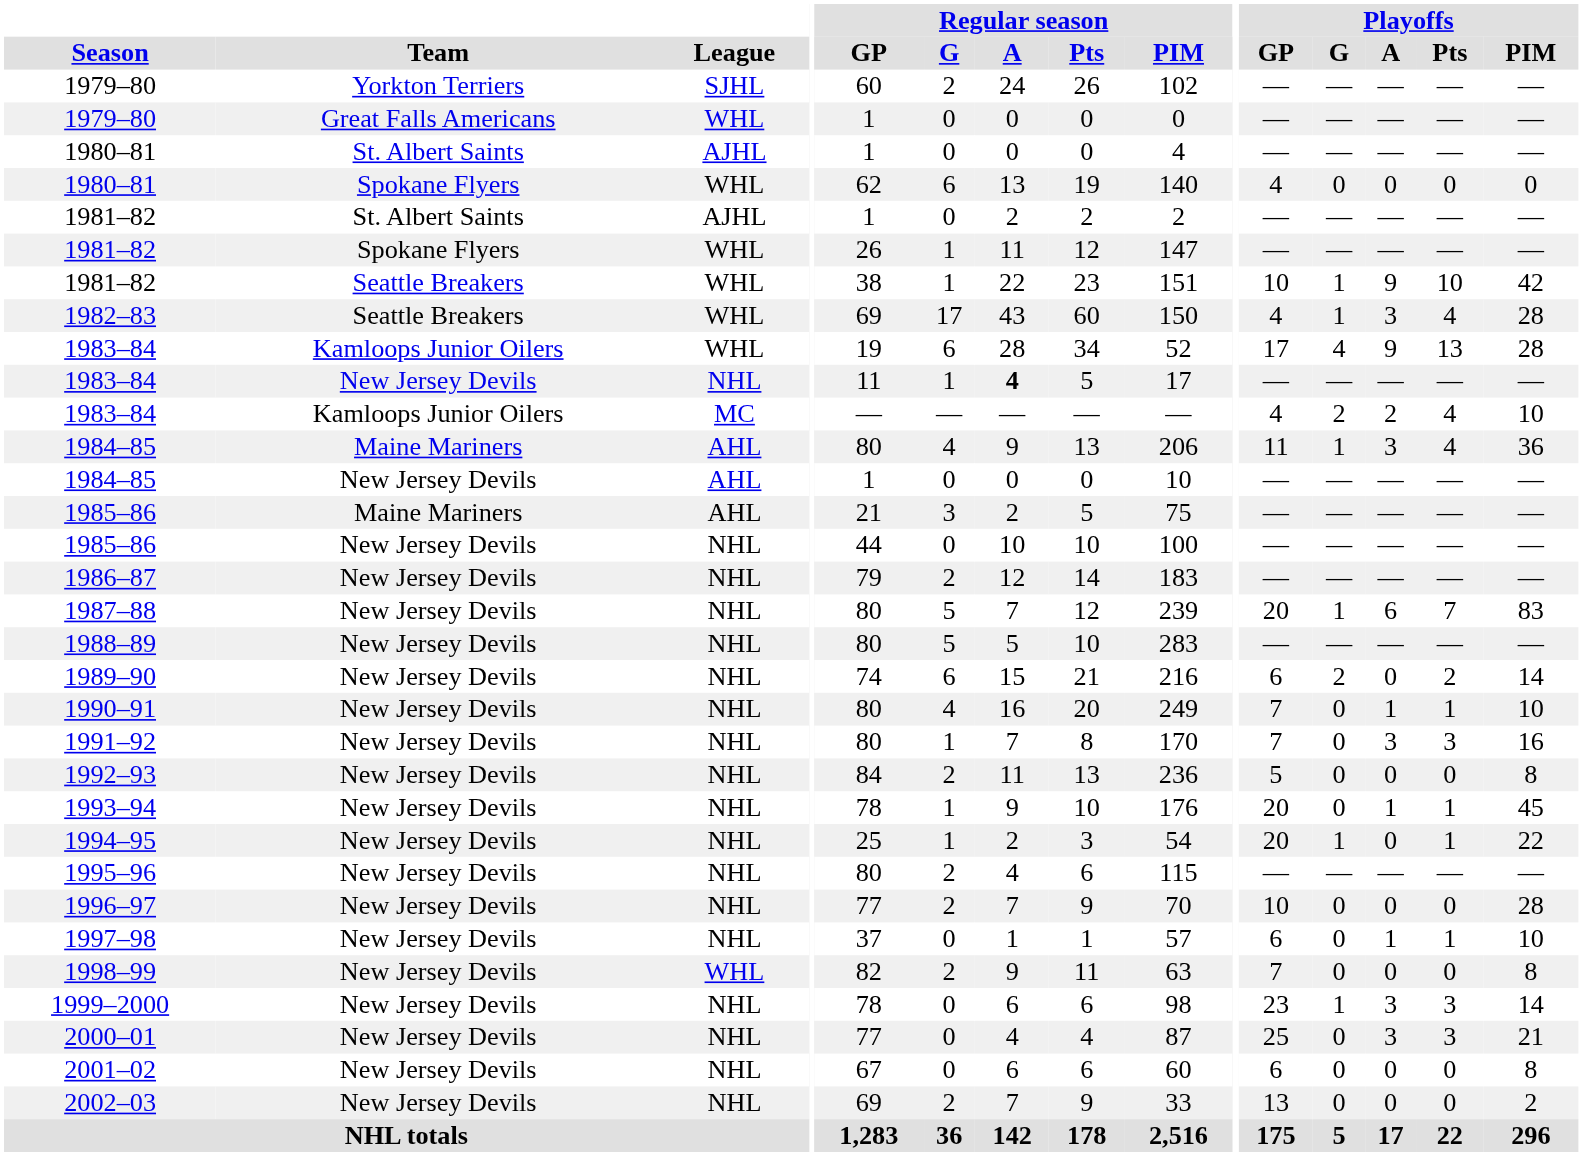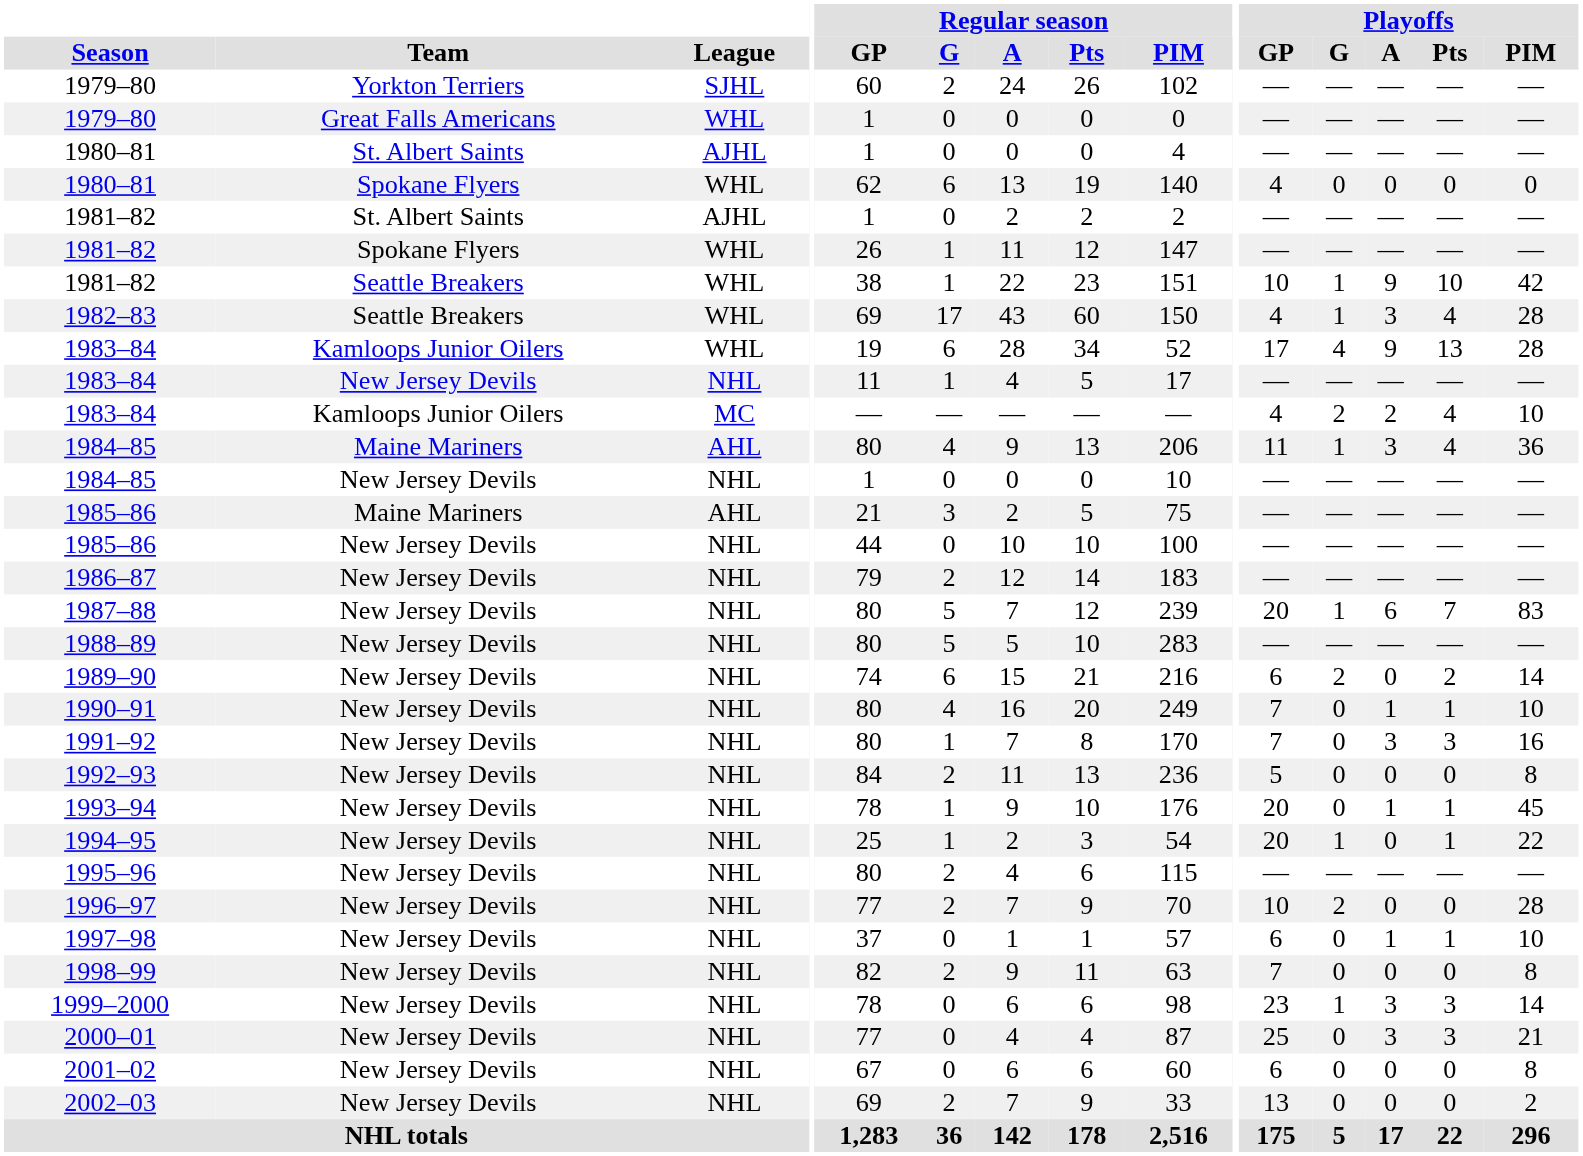(1012, 380) bold -> (1012, 380) normal
(734, 479) AHL -> (734, 479) NHL
(1339, 905) 0 -> (1339, 905) 2
(734, 971) WHL -> (734, 971) NHL
